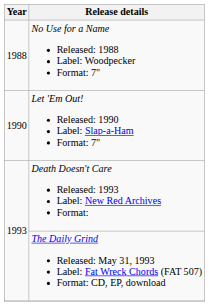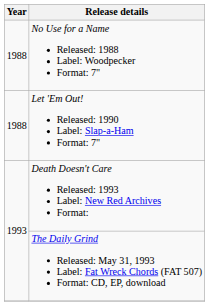(17, 125) 1990 -> (17, 125) 1988
